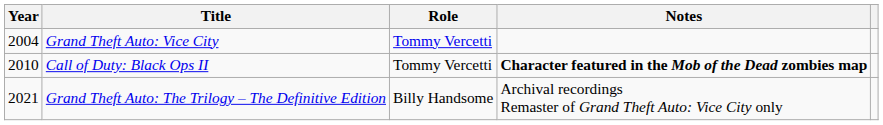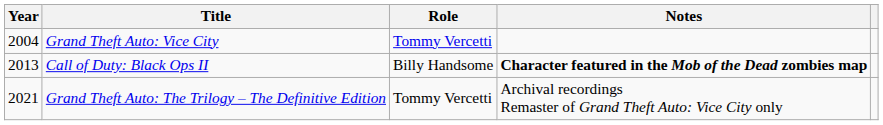(23, 65) 2010 -> (23, 65) 2013
(443, 65) Tommy Vercetti -> (443, 65) Billy Handsome
(443, 98) Billy Handsome -> (443, 98) Tommy Vercetti
